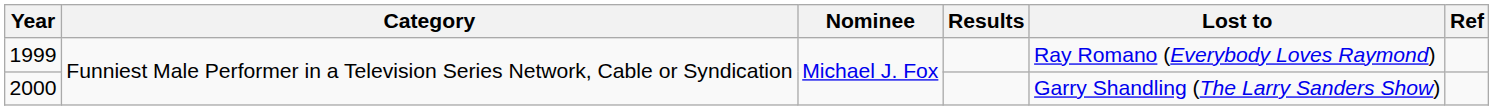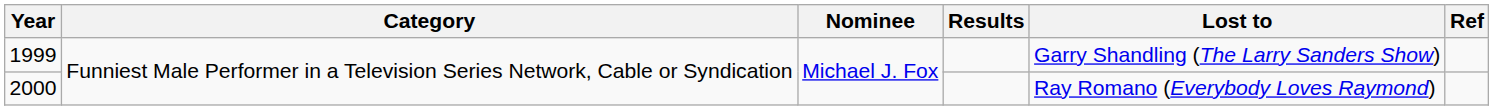(1235, 54) Ray Romano (Everybody Loves Raymond) -> (1237, 54) Garry Shandling (The Larry Sanders Show)
(1237, 88) Garry Shandling (The Larry Sanders Show) -> (1235, 88) Ray Romano (Everybody Loves Raymond)
